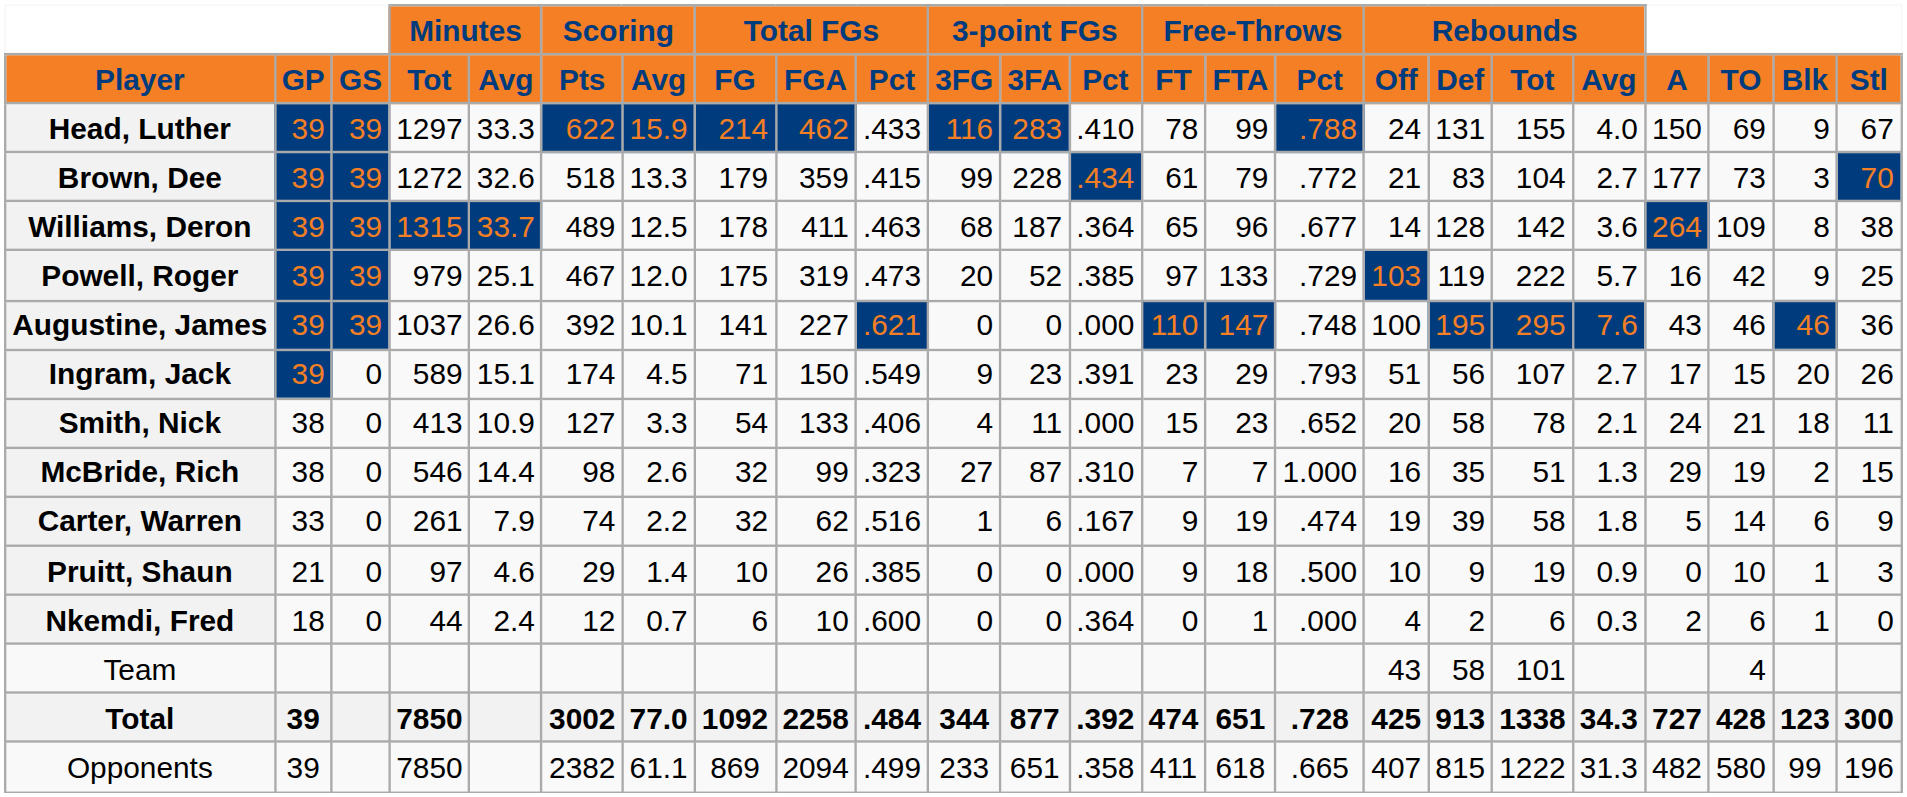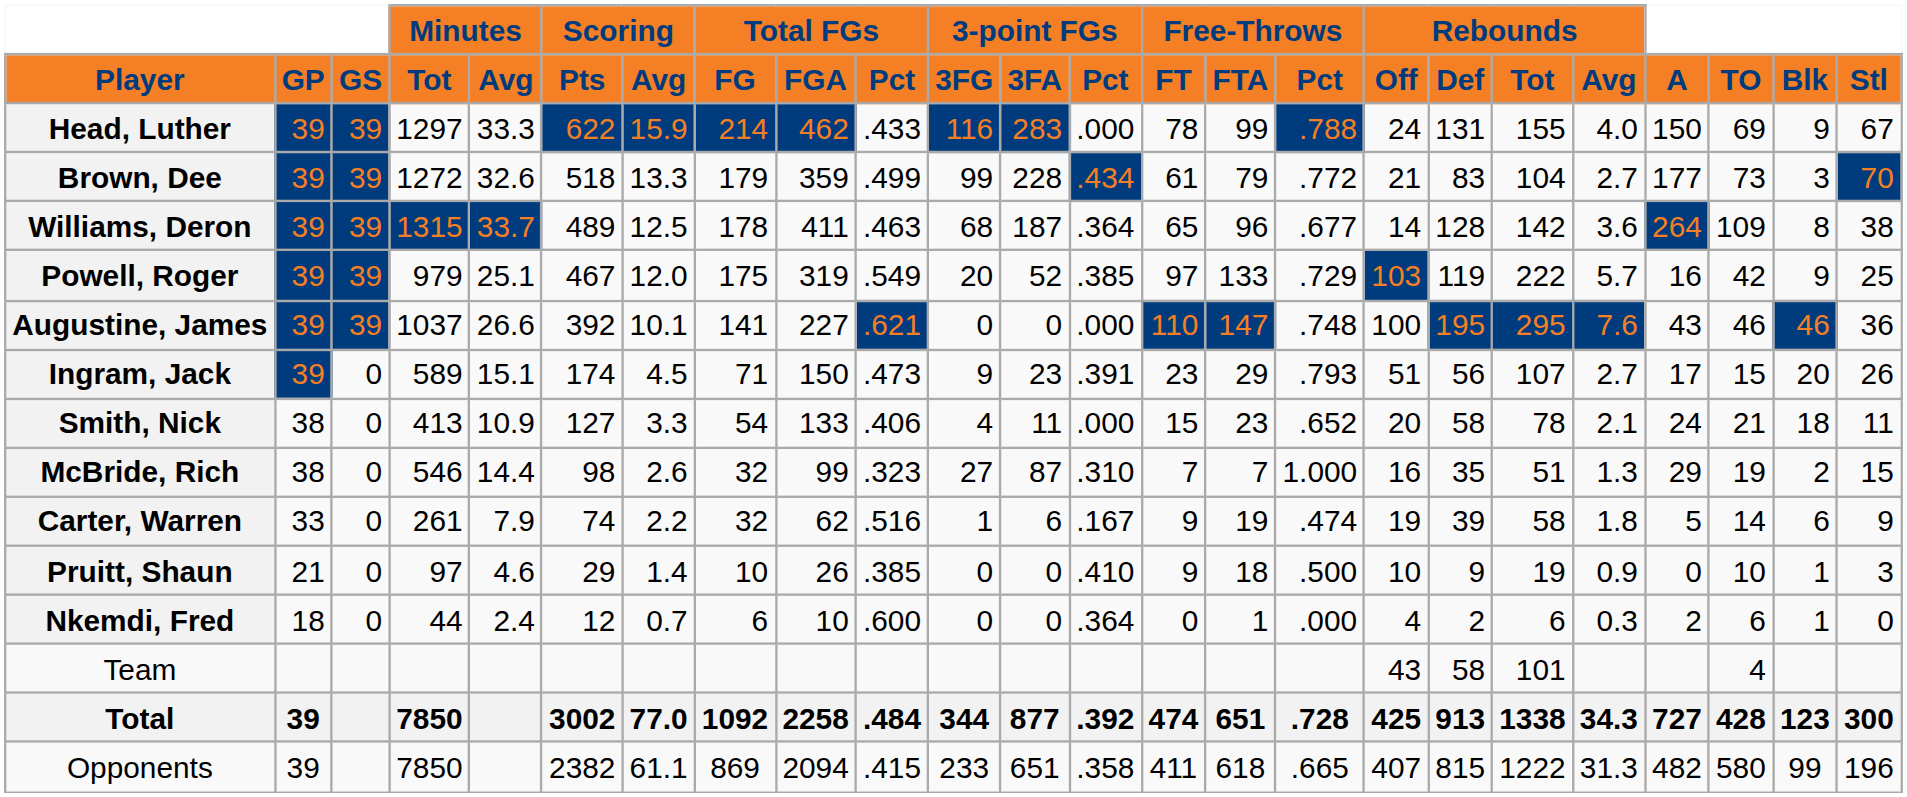(1105, 128) .410 -> (1105, 128) .000
(892, 177) .415 -> (892, 177) .499
(892, 275) .473 -> (892, 275) .549
(892, 374) .549 -> (892, 374) .473
(1105, 570) .000 -> (1105, 570) .410
(892, 767) .499 -> (892, 767) .415
